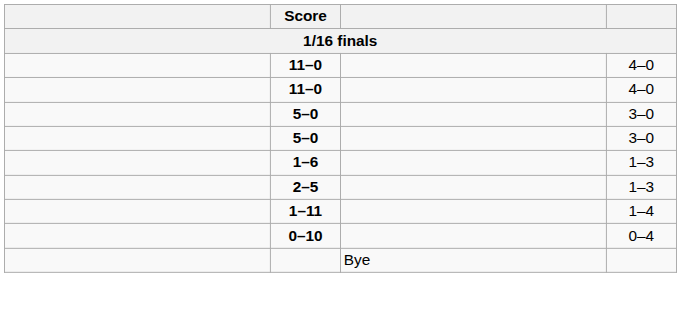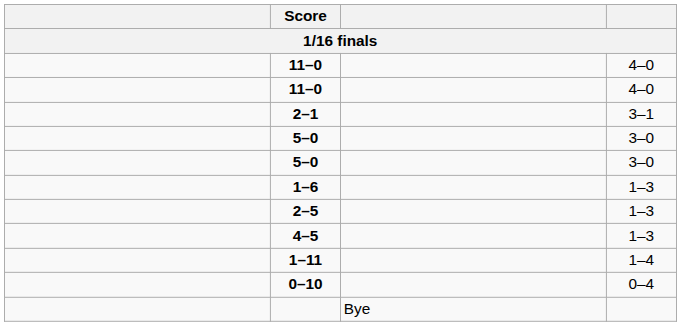+ row: (305, 114)
+ row: (305, 235)
